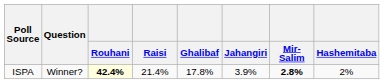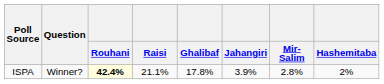(155, 72) 21.4% -> (155, 72) 21.1%
(292, 72) bold -> (292, 72) normal
